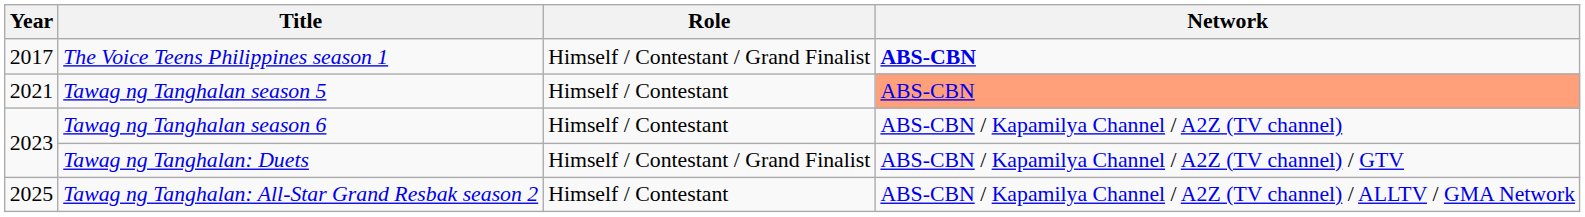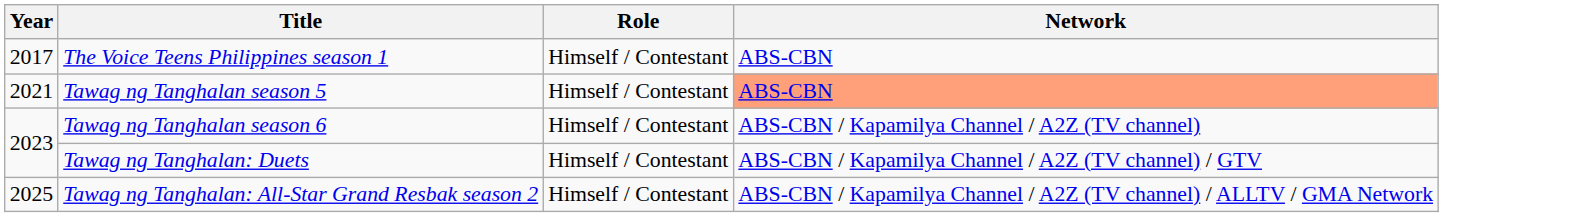(709, 56) Himself / Contestant / Grand Finalist -> (638, 56) Himself / Contestant
(928, 56) bold -> (786, 56) normal
(709, 159) Himself / Contestant / Grand Finalist -> (638, 159) Himself / Contestant
